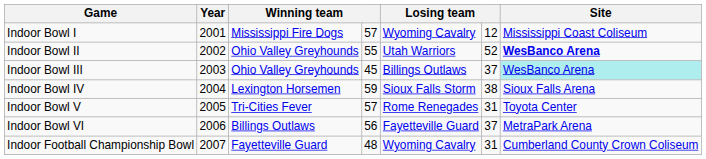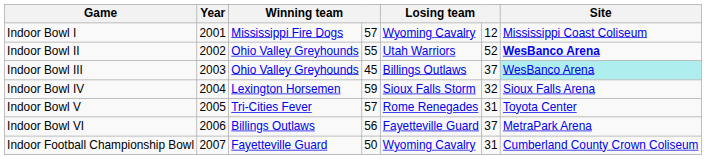(491, 88) 38 -> (491, 88) 32
(371, 145) 48 -> (371, 145) 50
